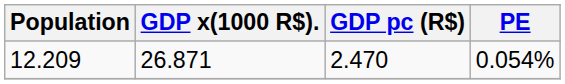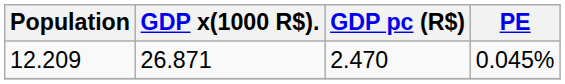(515, 59) 0.054% -> (515, 59) 0.045%
